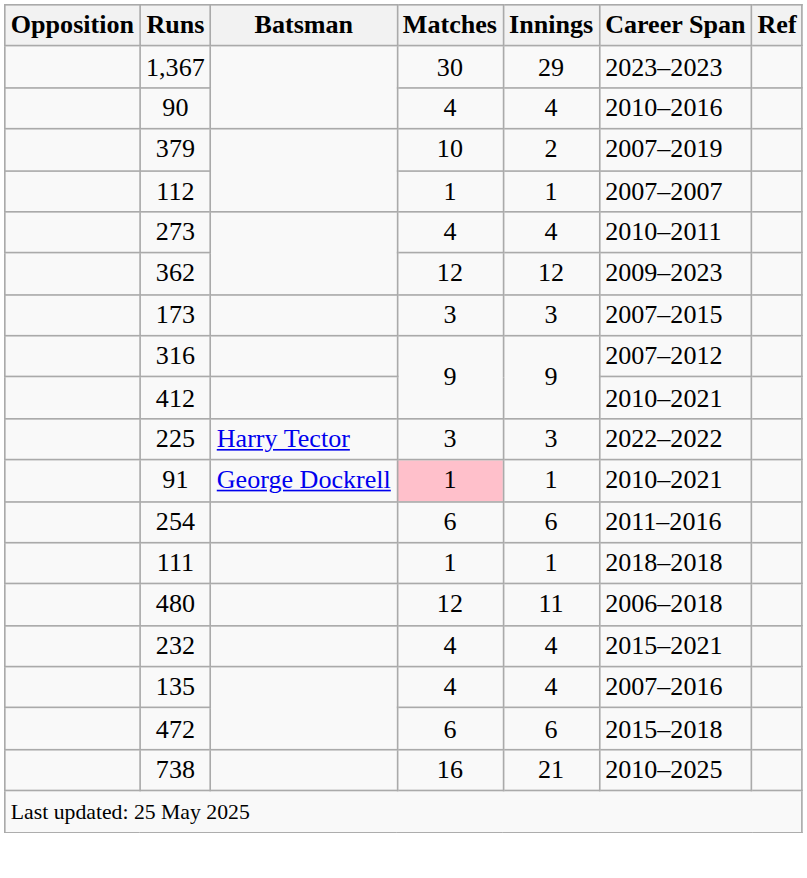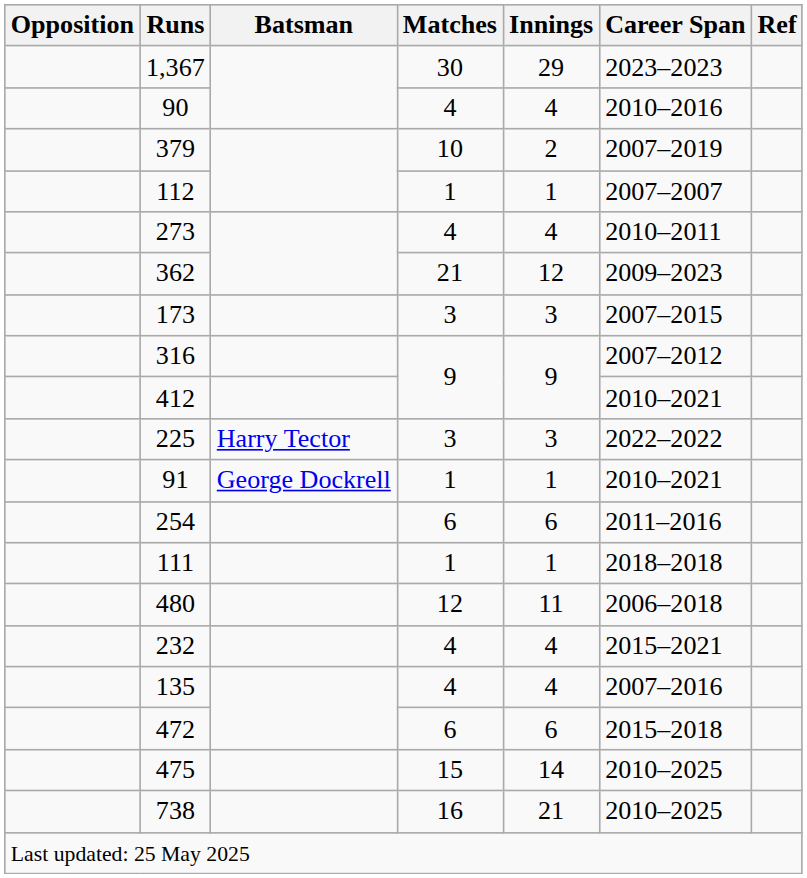(450, 273) 12 -> (450, 273) 21
(450, 480) pink background -> (450, 480) no background
+ row: (175, 769)
